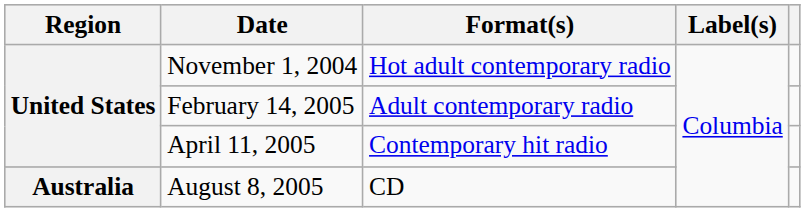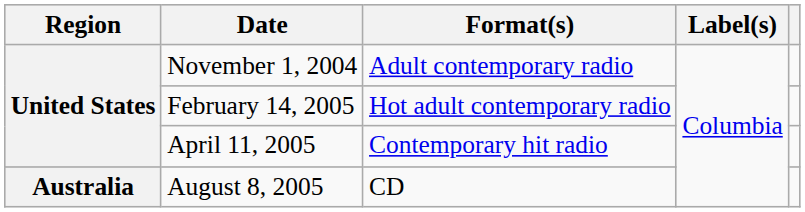(520, 65) Hot adult contemporary radio -> (501, 65) Adult contemporary radio
(501, 105) Adult contemporary radio -> (520, 105) Hot adult contemporary radio
